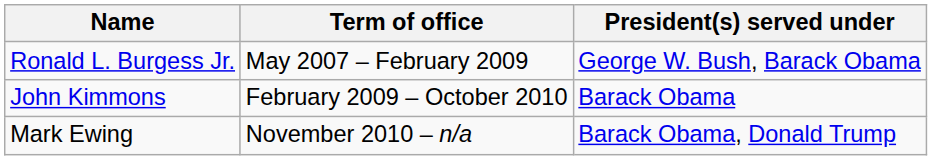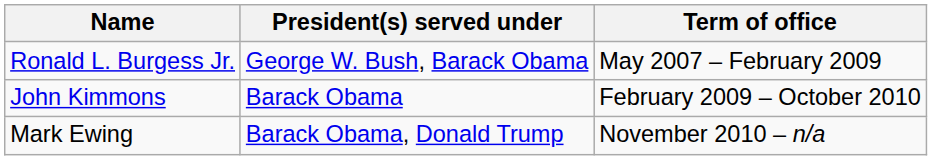columns swapped: (407, 23) <-> (750, 23)
